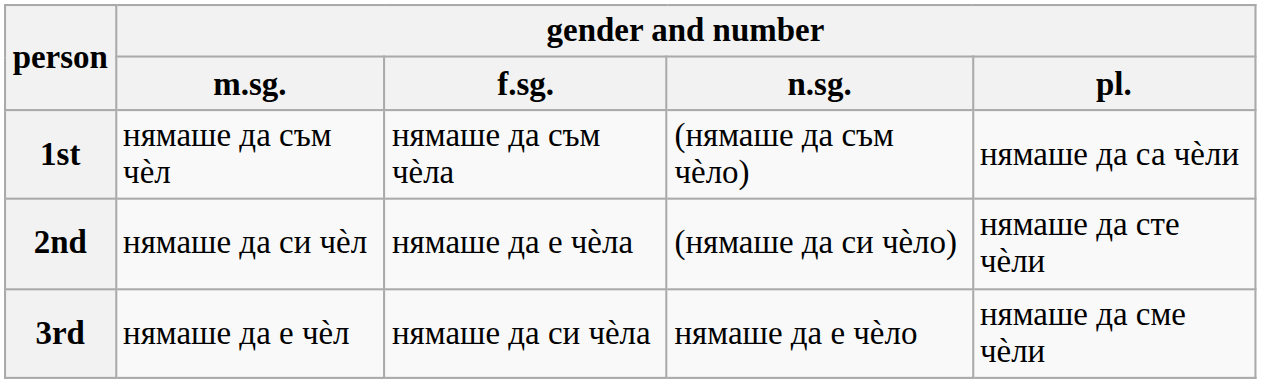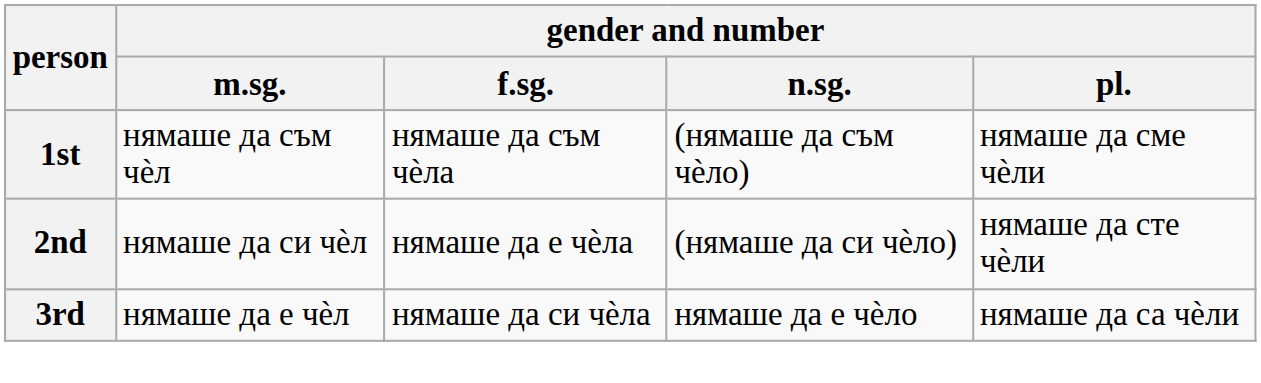(1109, 153) нямаше да са чѐли -> (1083, 153) нямаше да сме чѐли
(1083, 332) нямаше да сме чѐли -> (1109, 313) нямаше да са чѐли
